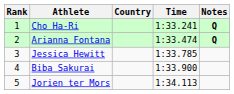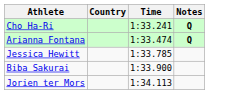- column: (17, 11)
